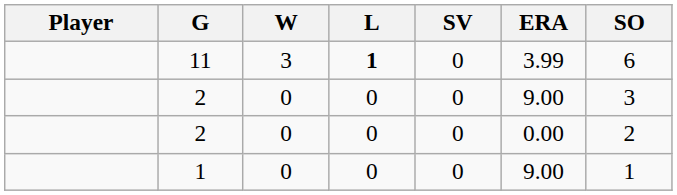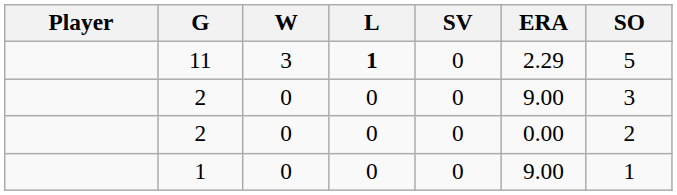(544, 60) 3.99 -> (544, 60) 2.29
(629, 60) 6 -> (629, 60) 5
